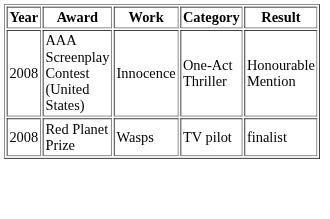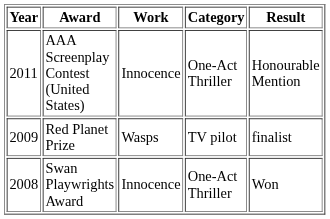(24, 73) 2008 -> (24, 73) 2011
(24, 137) 2008 -> (24, 137) 2009
+ row: (80, 184)
